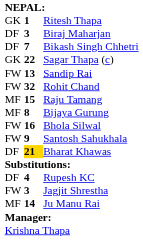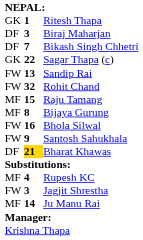(12, 177) DF -> (13, 177) MF
